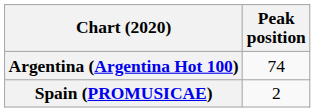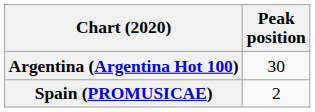(276, 65) 74 -> (276, 65) 30
